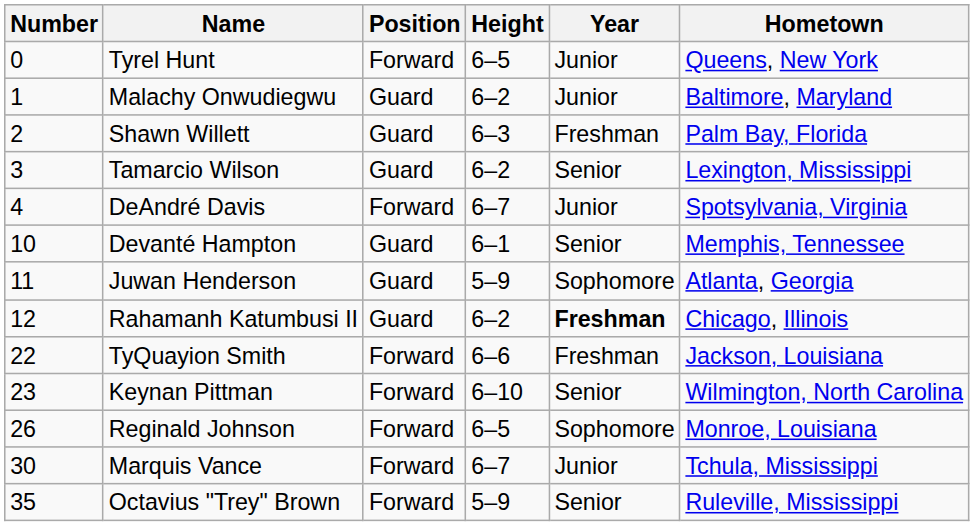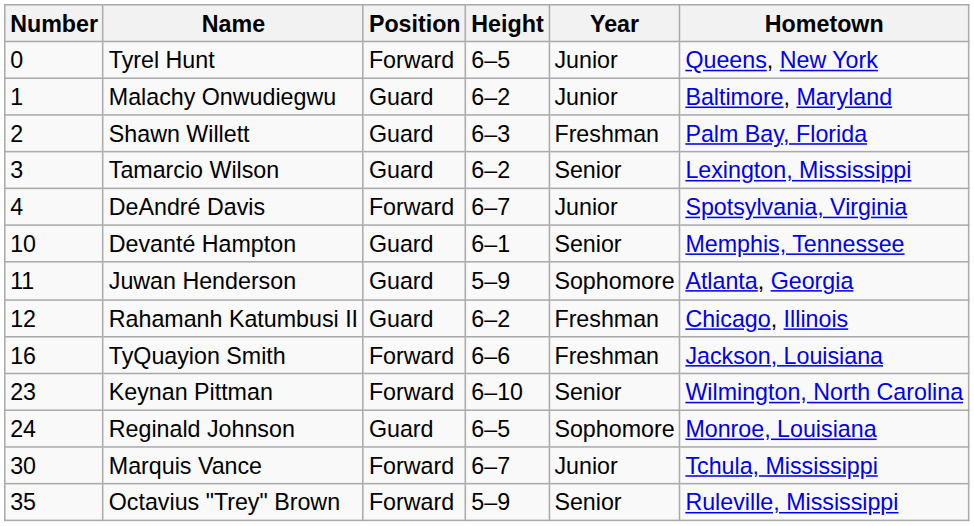(610, 318) bold -> (607, 318) normal
(23, 355) 22 -> (23, 355) 16
(23, 428) 26 -> (23, 428) 24
(411, 428) Forward -> (401, 428) Guard
